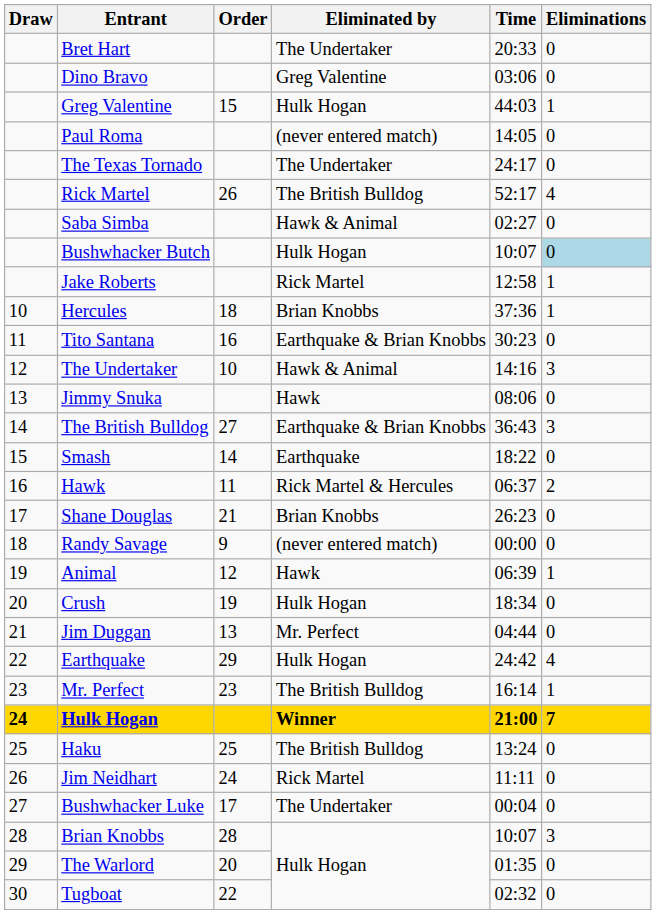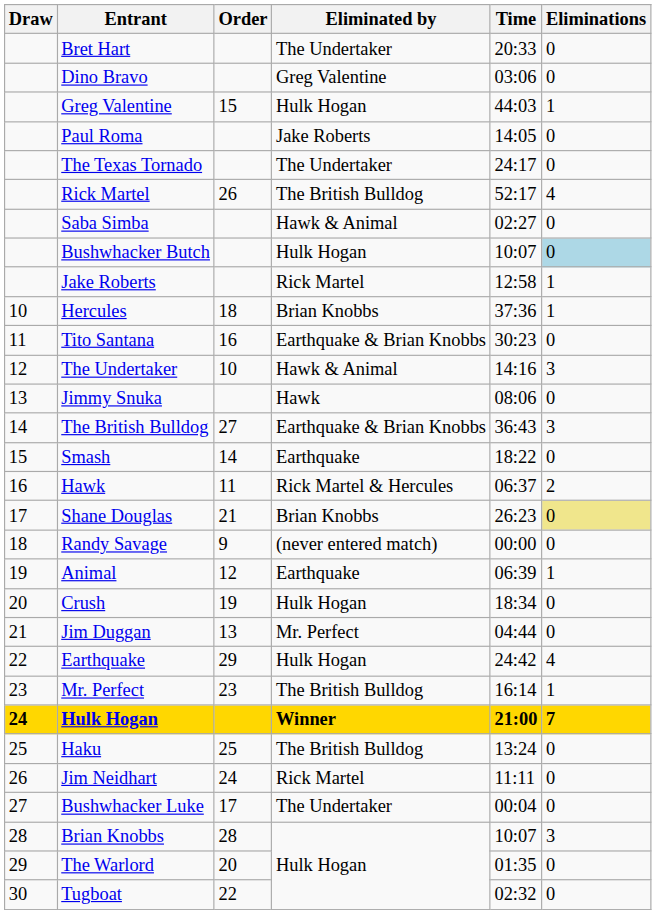(357, 135) (never entered match) -> (323, 135) Jake Roberts
(550, 515) no background -> (550, 515) khaki background
(298, 573) Hawk -> (318, 573) Earthquake
